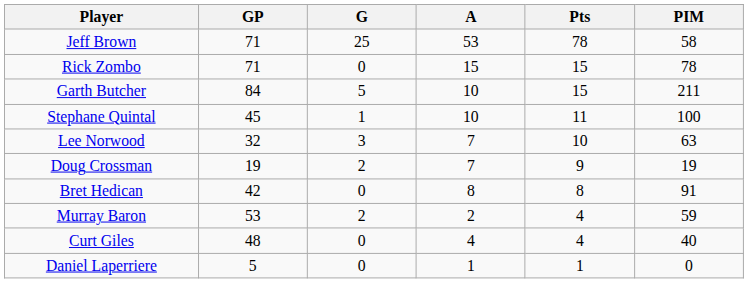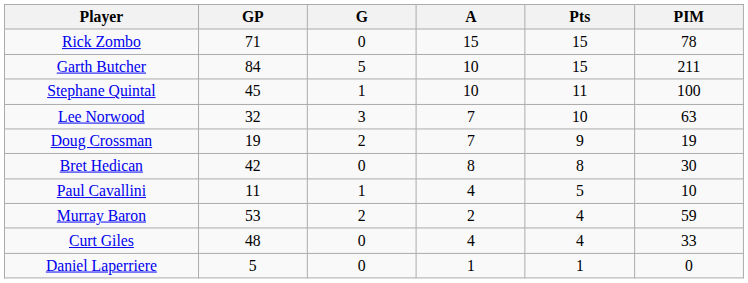- row: (101, 41)
(689, 191) 91 -> (689, 166) 30
+ row: (101, 191)
(689, 240) 40 -> (689, 240) 33
